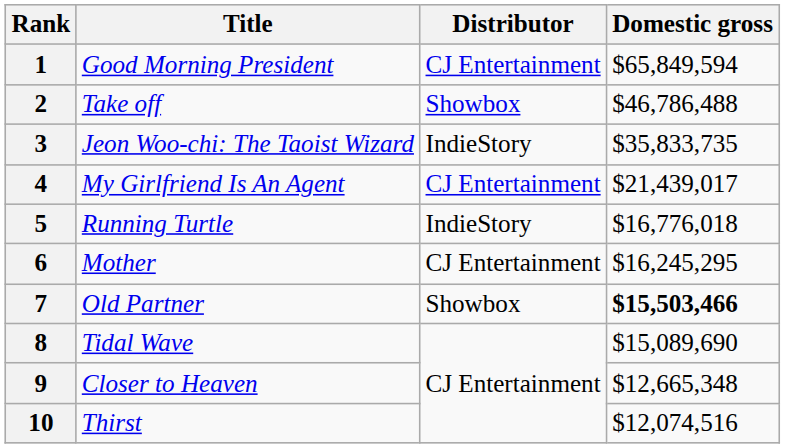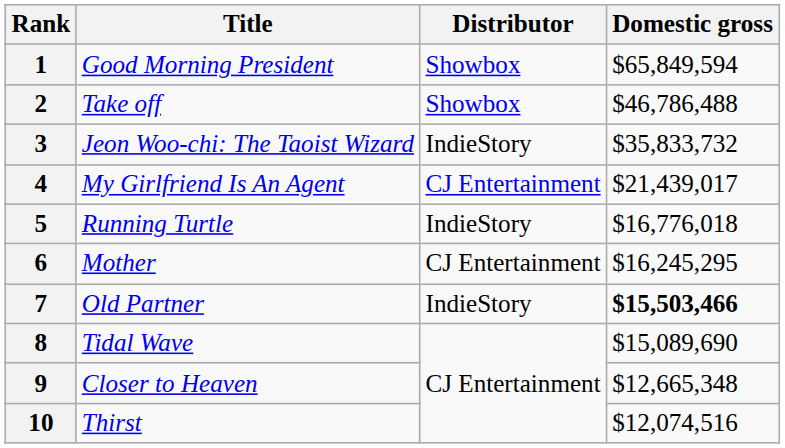(513, 64) CJ Entertainment -> (473, 64) Showbox
(675, 143) $35,833,735 -> (675, 143) $35,833,732
(473, 303) Showbox -> (479, 303) IndieStory
